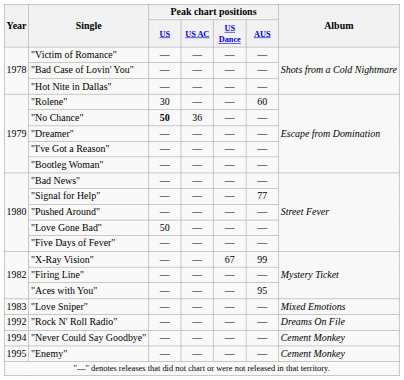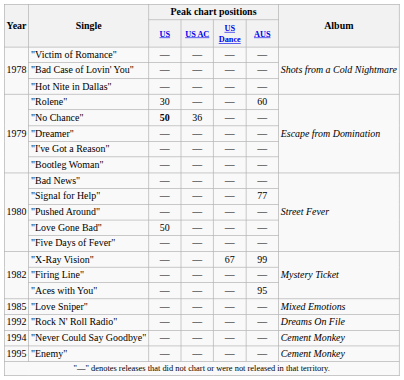(17, 306) 1983 -> (17, 306) 1985
